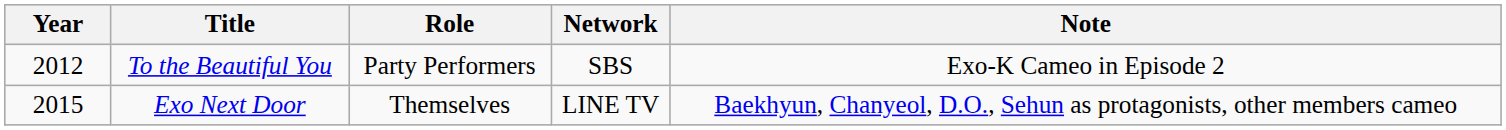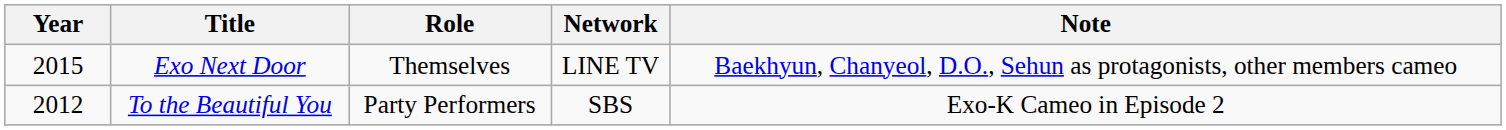rows swapped: (230, 64) <-> (230, 104)
